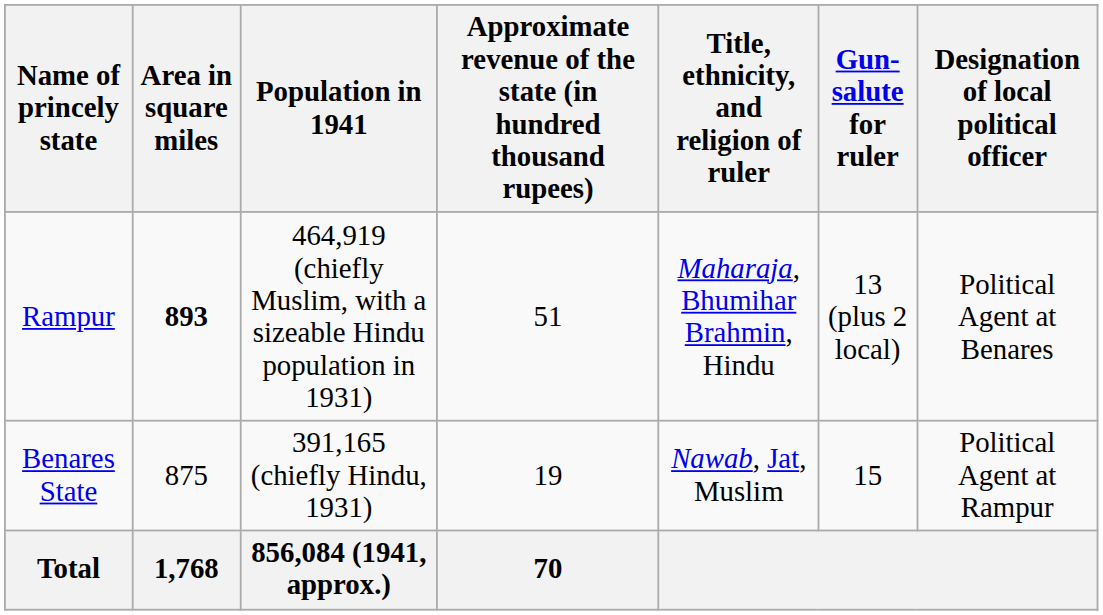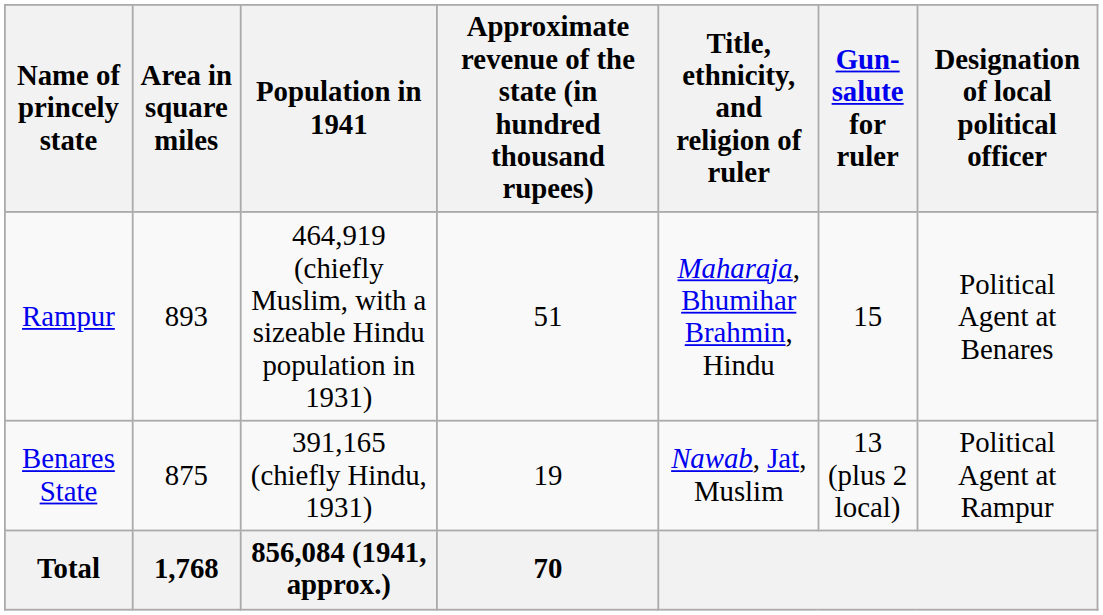(186, 316) bold -> (186, 316) normal
(868, 316) 13 (plus 2 local) -> (868, 316) 15
(868, 475) 15 -> (868, 475) 13 (plus 2 local)
